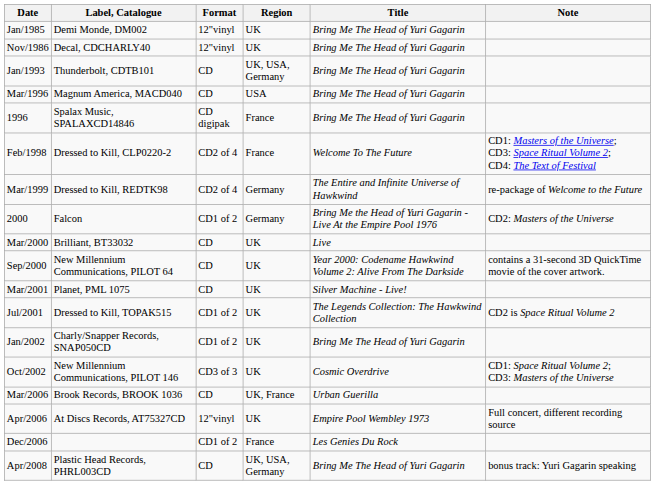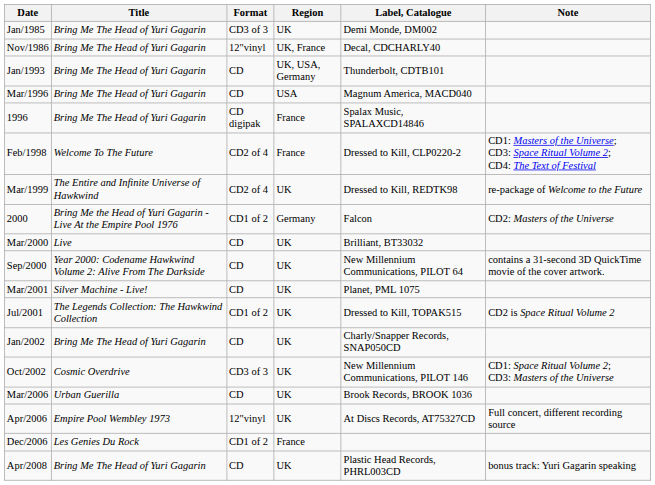columns swapped: (398, 12) <-> (123, 12)
(216, 30) 12"vinyl -> (249, 30) CD3 of 3
(253, 47) UK -> (301, 47) UK, France
(265, 189) Germany -> (284, 189) UK
(218, 342) CD1 of 2 -> (236, 342) CD
(270, 395) UK, France -> (284, 395) UK
(268, 465) UK, USA, Germany -> (284, 465) UK
